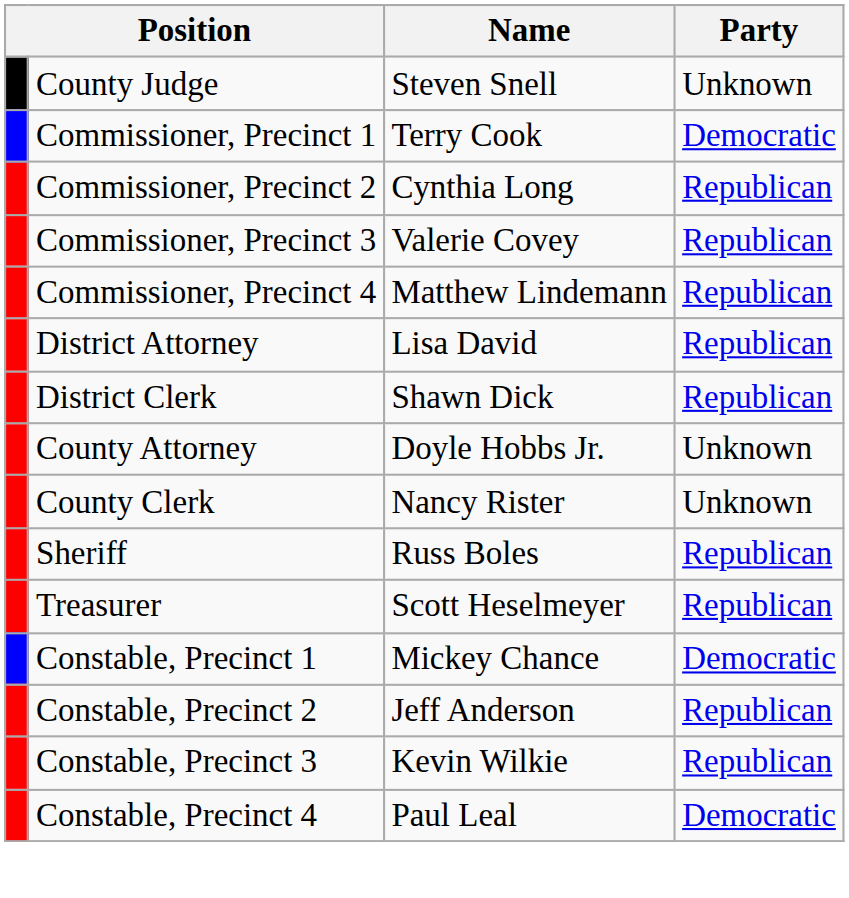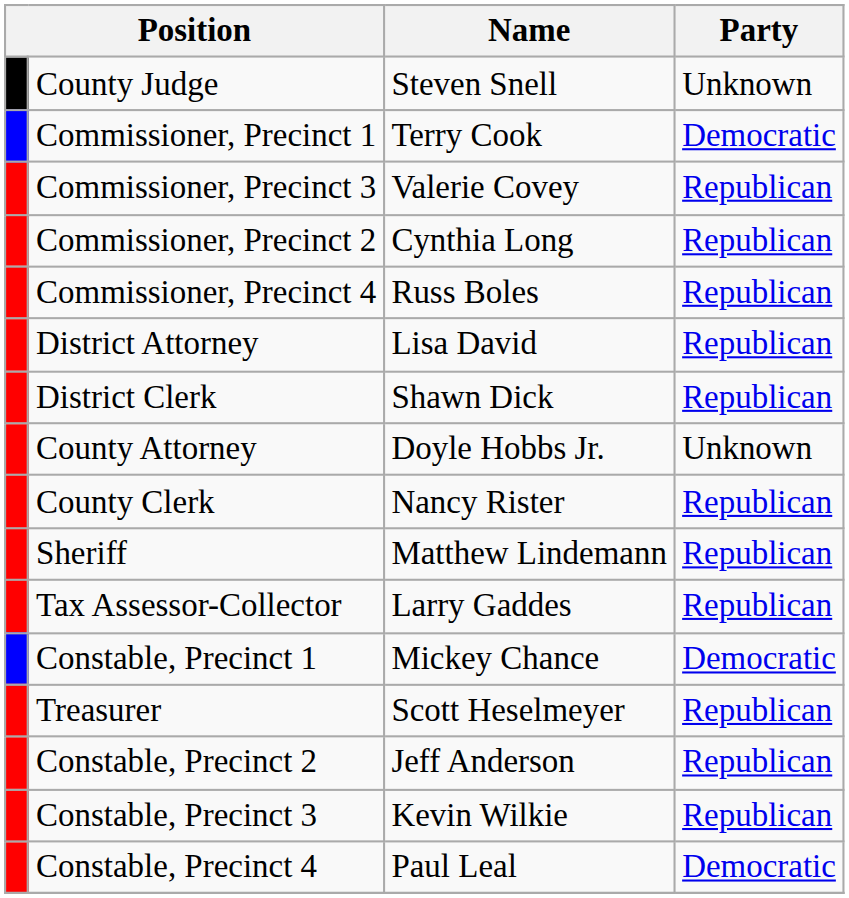rows swapped: (206, 187) <-> (206, 239)
(529, 291) Matthew Lindemann -> (465, 291) Russ Boles
(747, 501) Unknown -> (757, 501) Republican
(465, 553) Russ Boles -> (529, 553) Matthew Lindemann
+ row: (189, 605)
rows swapped: (99, 605) <-> (177, 657)
